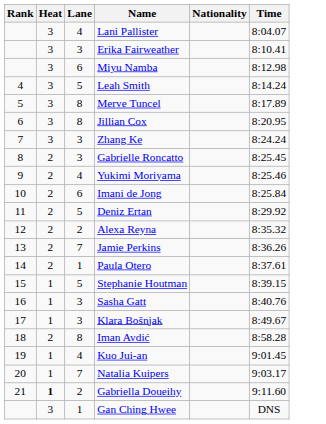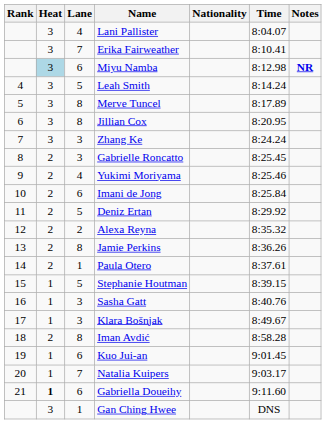+ column: (305, 13)
(80, 49) 3 -> (80, 49) 7
(50, 67) no background -> (50, 67) lightblue background
(80, 247) 7 -> (80, 247) 8
(80, 355) 4 -> (80, 355) 6
(80, 391) 2 -> (80, 391) 6
